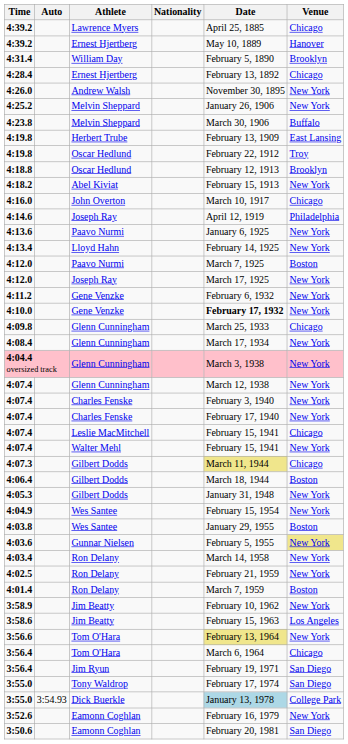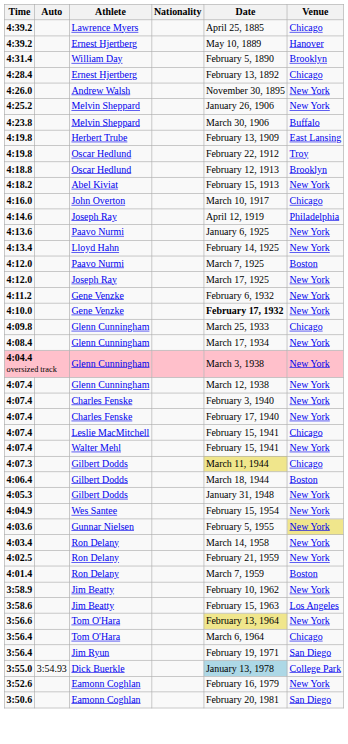- row: (19, 526)
- row: (19, 684)
